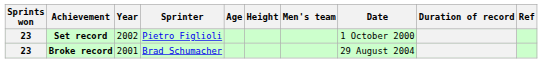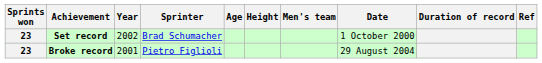(182, 36) Pietro Figlioli -> (182, 36) Brad Schumacher
(182, 51) Brad Schumacher -> (182, 51) Pietro Figlioli
